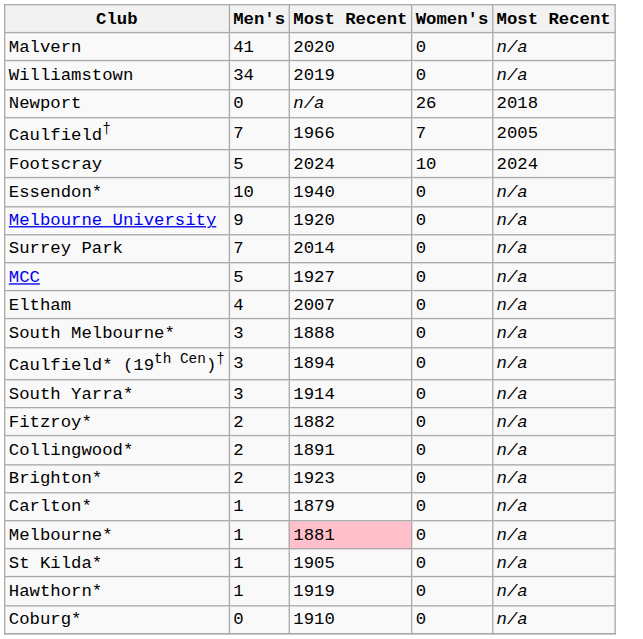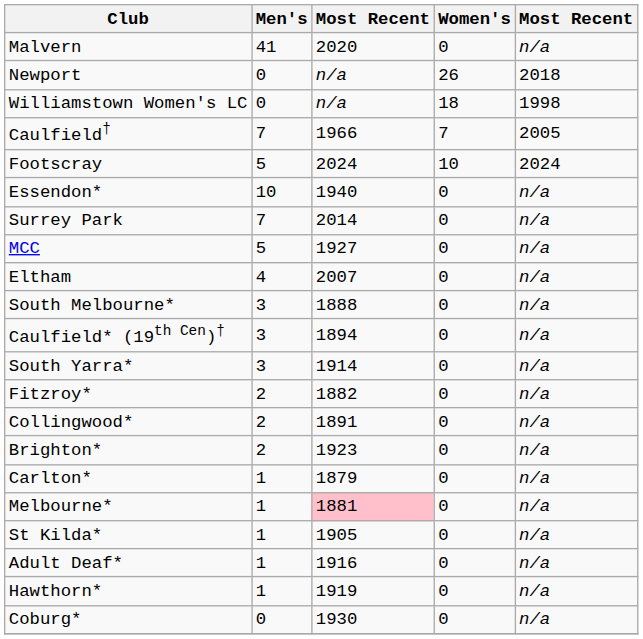- row: (71, 75)
+ row: (128, 103)
- row: (113, 220)
+ row: (66, 563)
(314, 619) 1910 -> (337, 619) 1930
